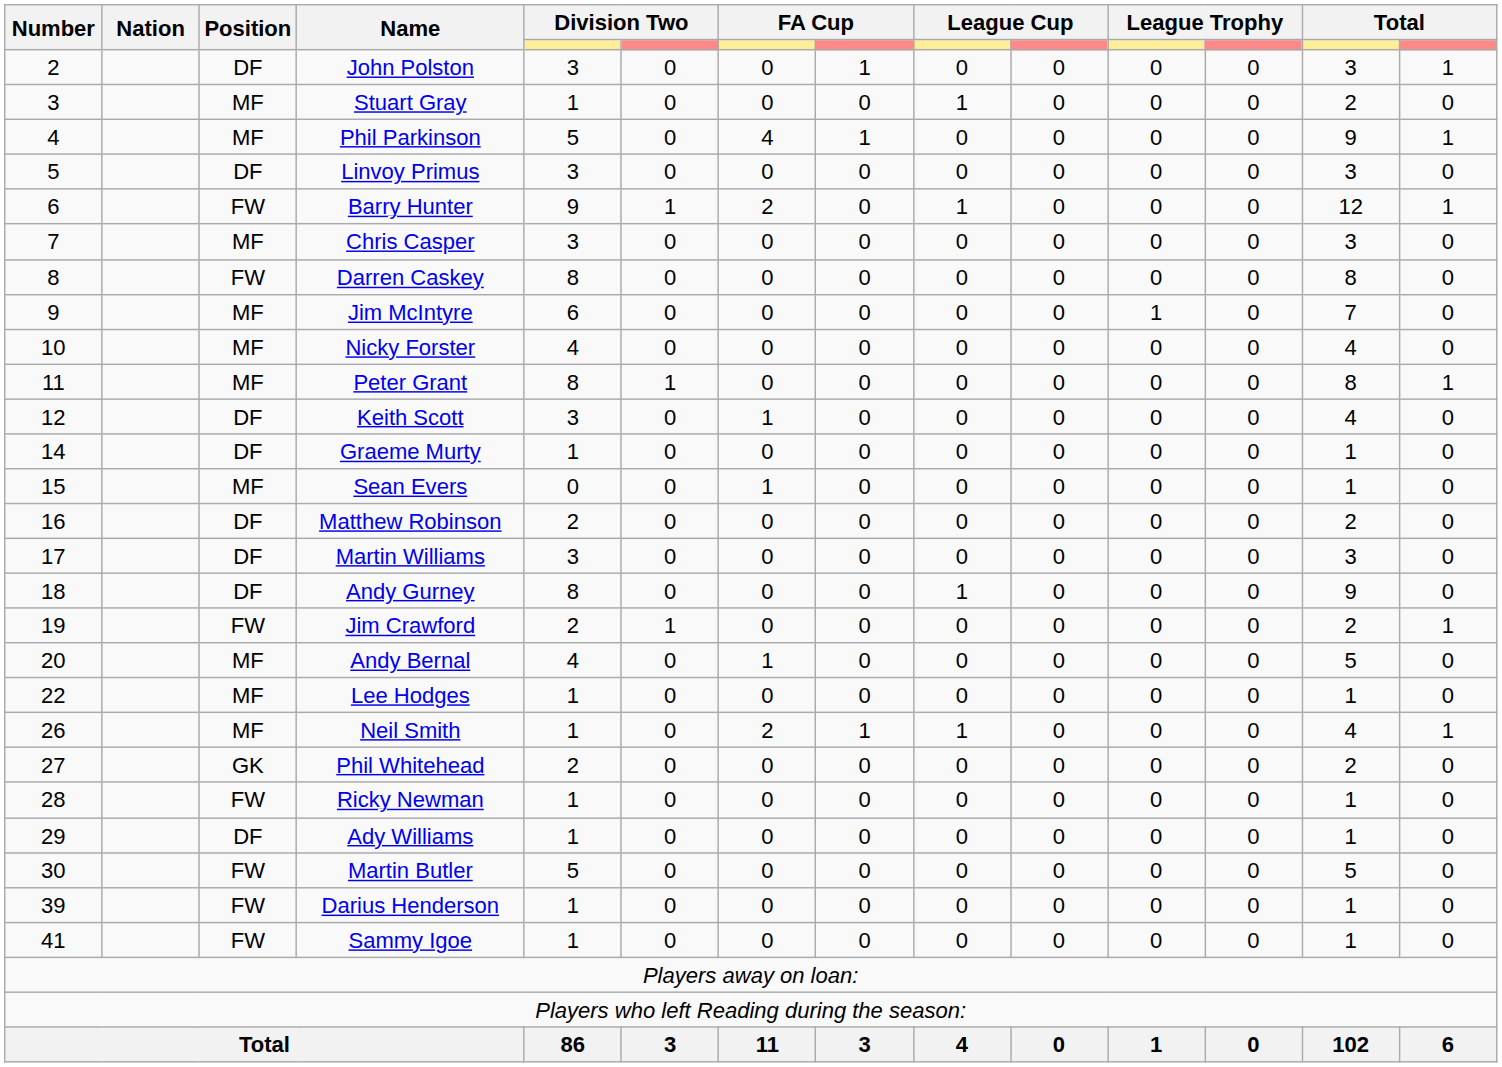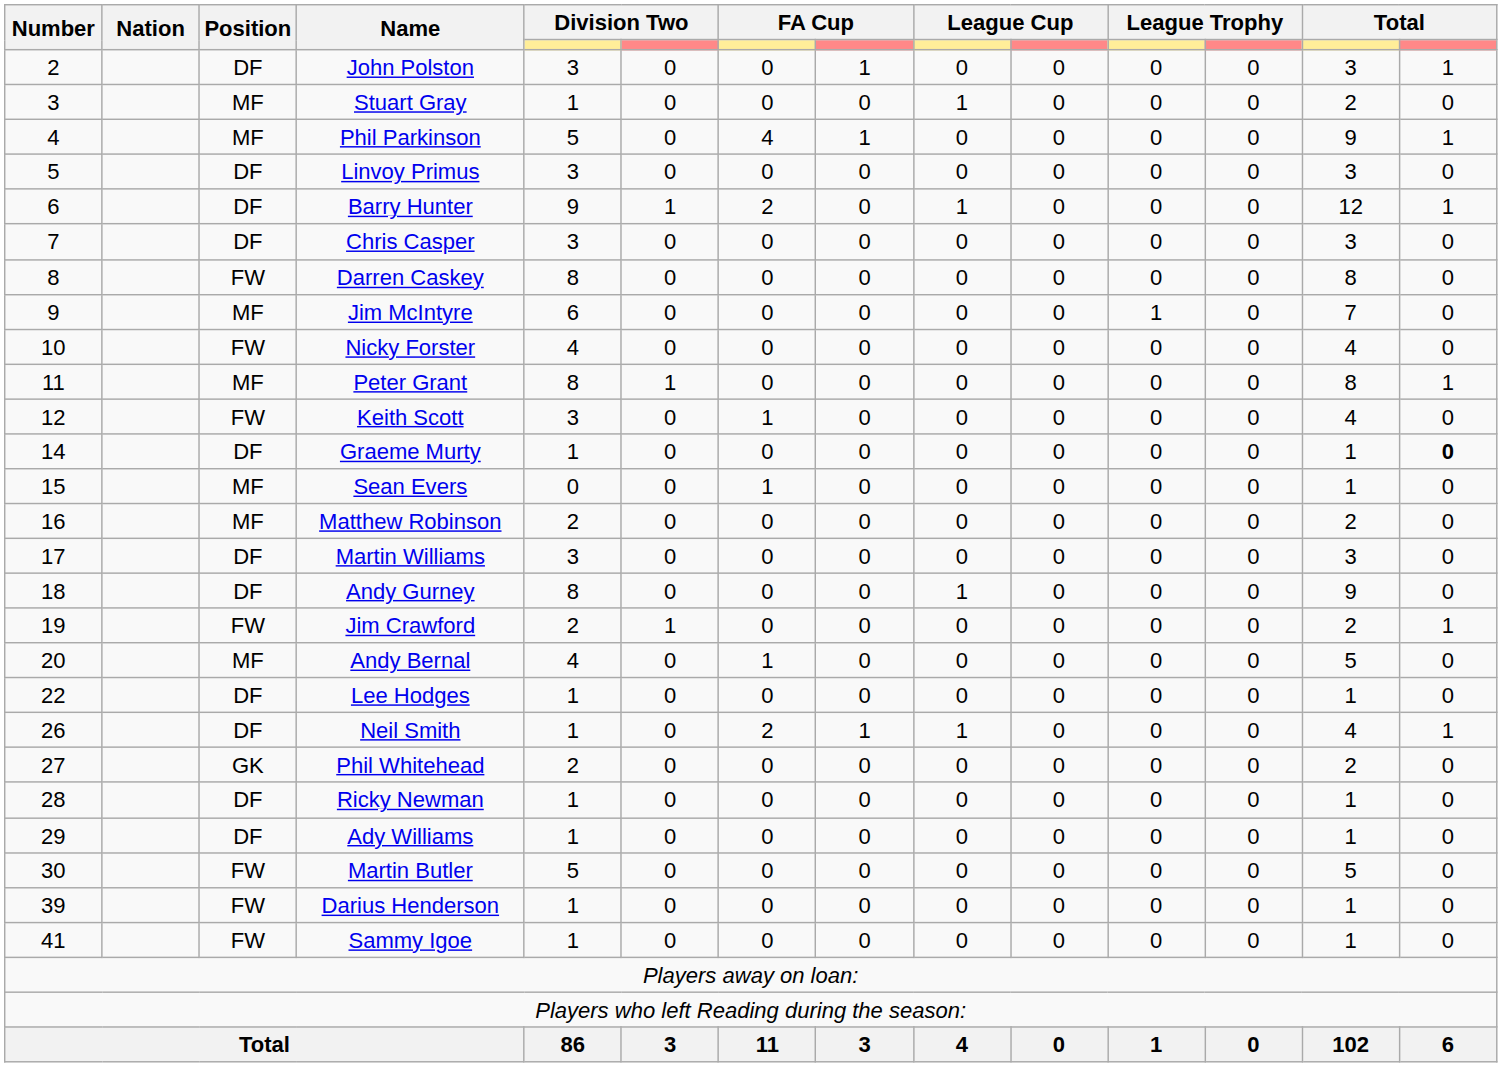(248, 207) FW -> (248, 207) DF
(248, 242) MF -> (248, 242) DF
(248, 347) MF -> (248, 347) FW
(248, 416) DF -> (248, 416) FW
(1448, 451) normal -> (1448, 451) bold
(248, 521) DF -> (248, 521) MF
(248, 696) MF -> (248, 696) DF
(248, 730) MF -> (248, 730) DF
(248, 800) FW -> (248, 800) DF
